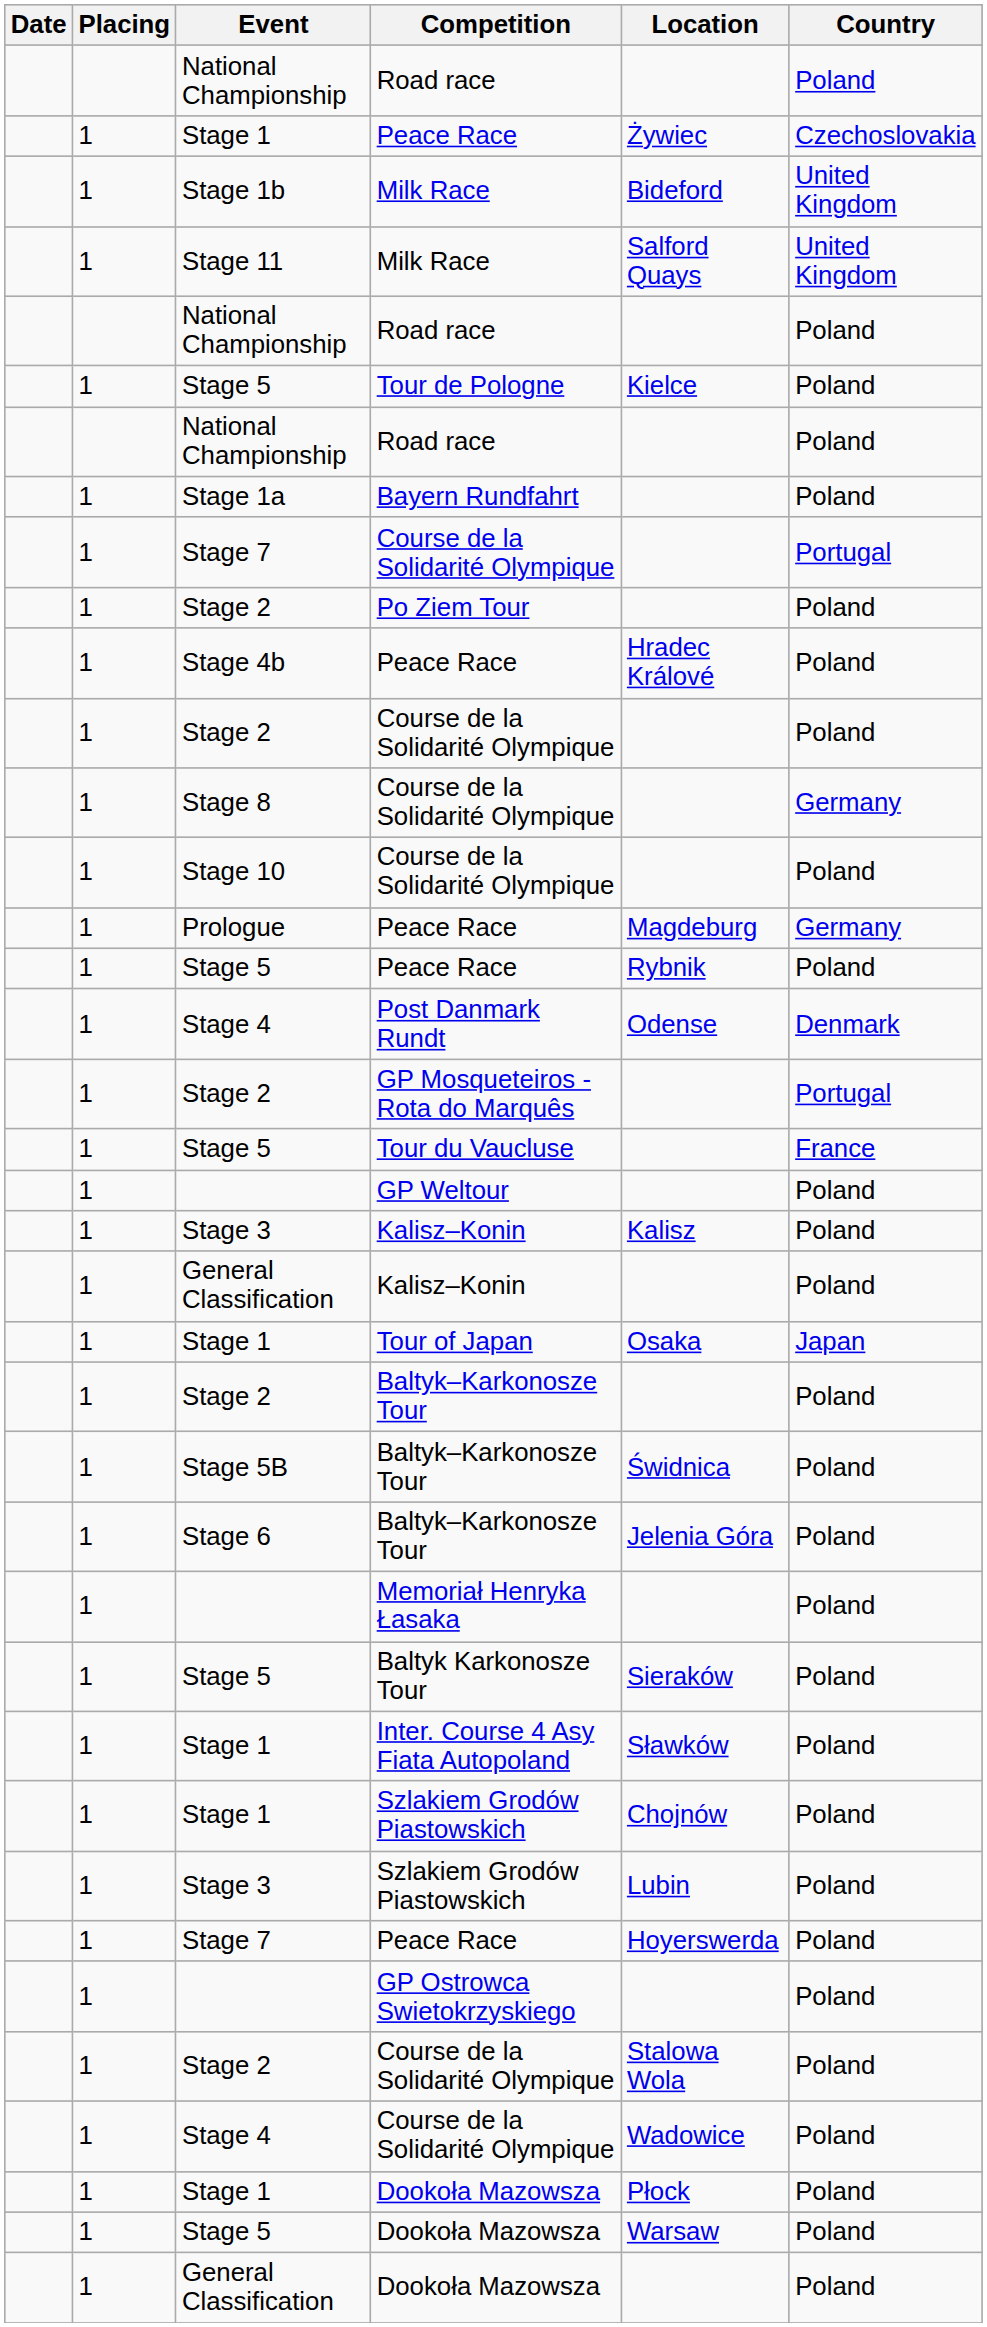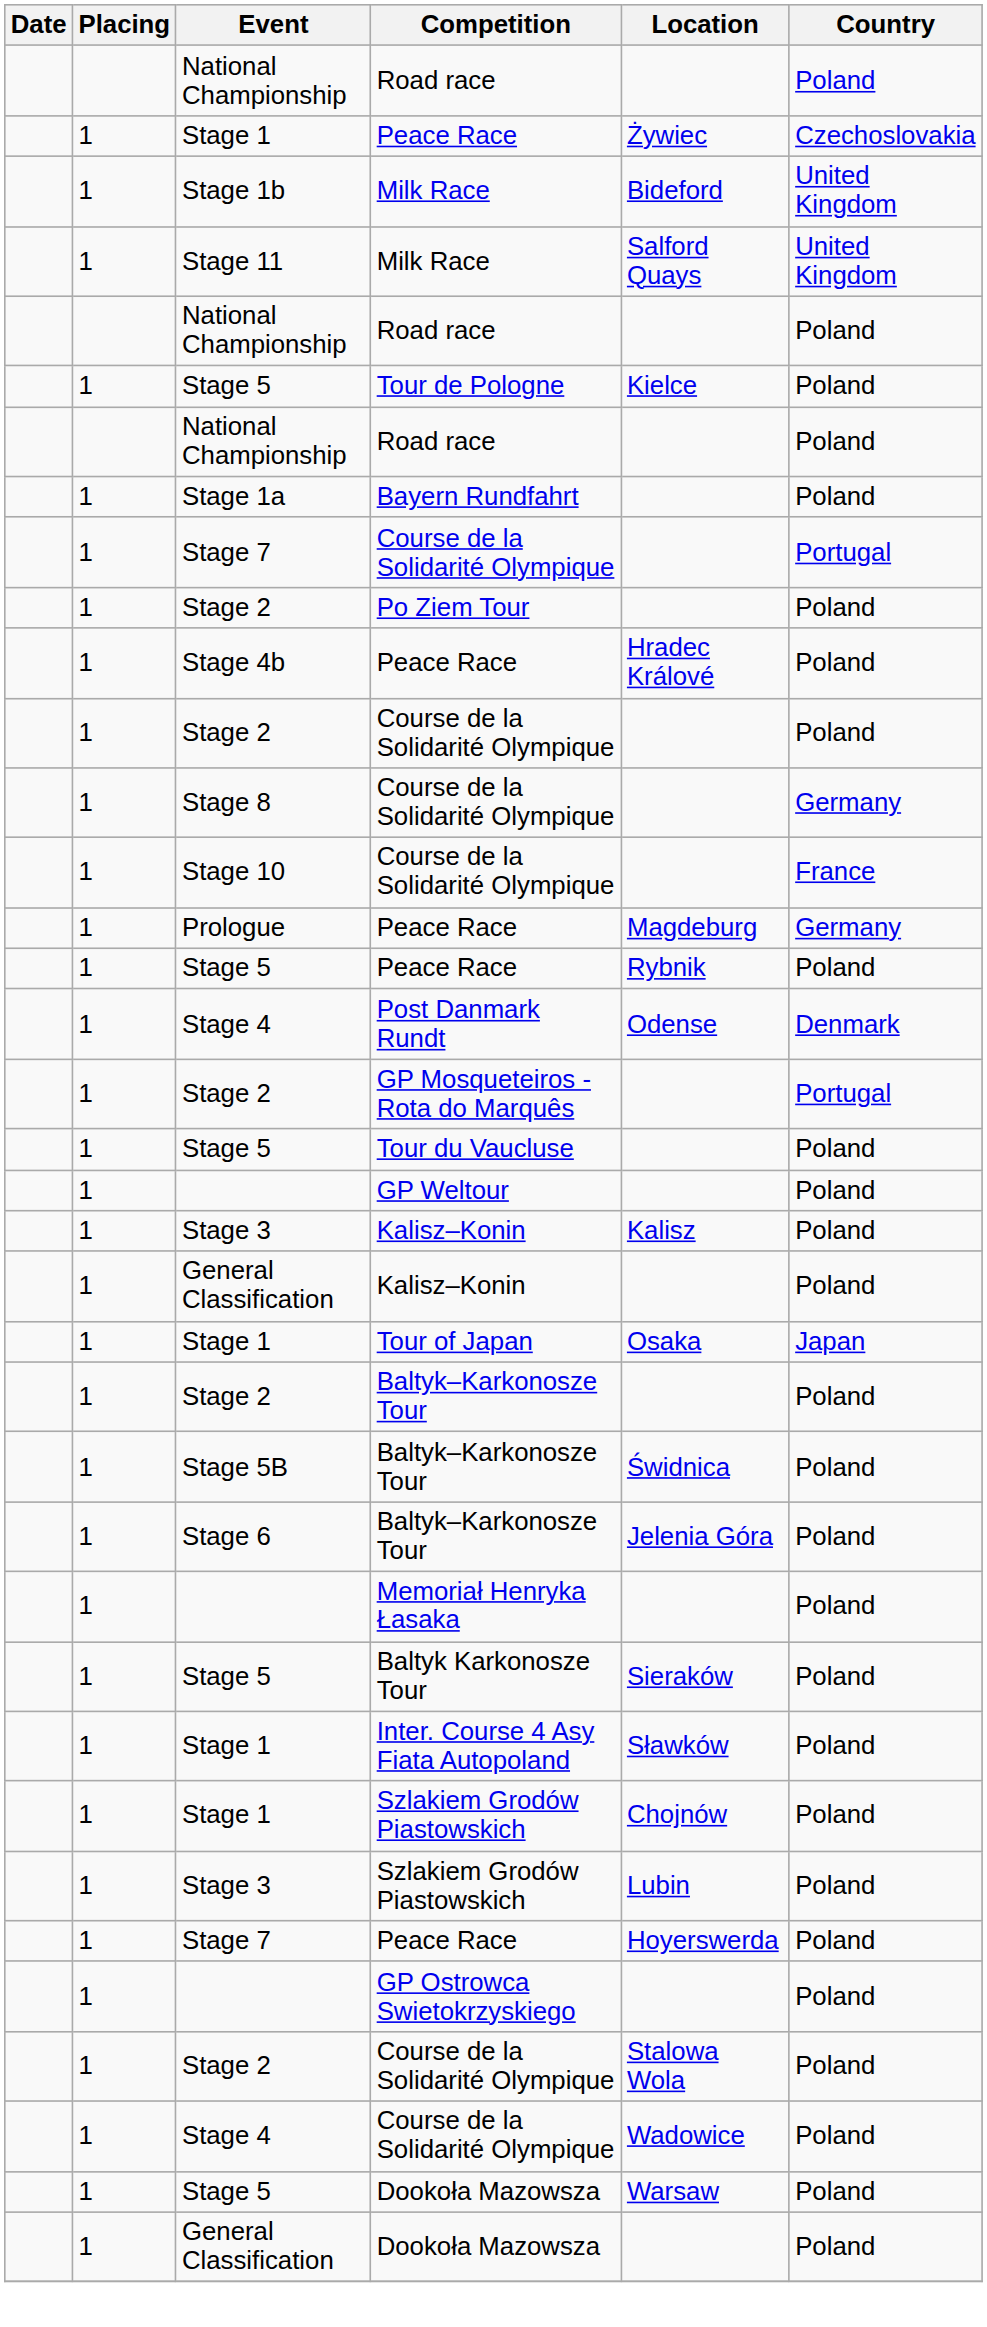(835, 872) Poland -> (835, 872) France
(835, 1148) France -> (835, 1148) Poland
- row: (226, 2191)
